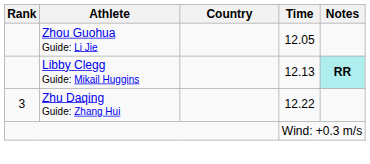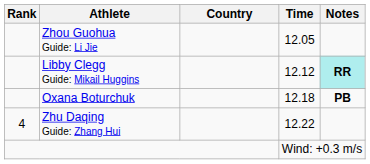(300, 72) 12.13 -> (300, 72) 12.12
+ row: (88, 98)
(22, 104) 3 -> (22, 123) 4
